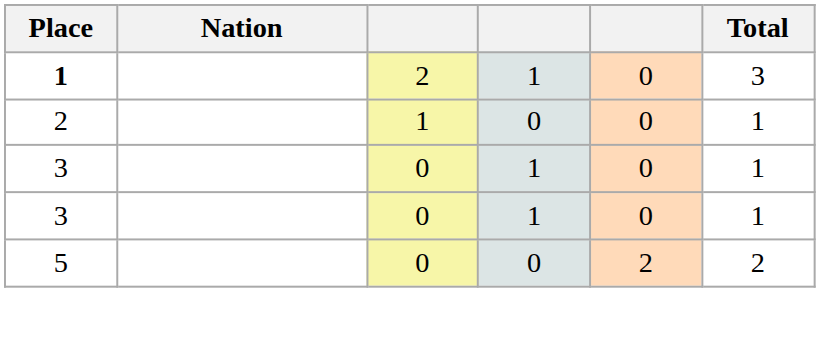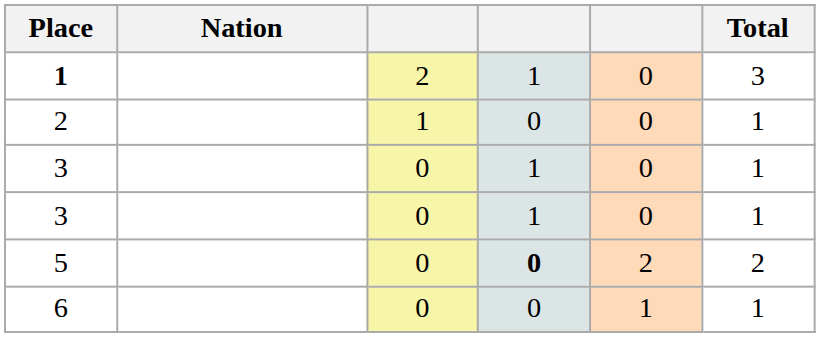(534, 262) normal -> (534, 262) bold
+ row: (61, 309)
